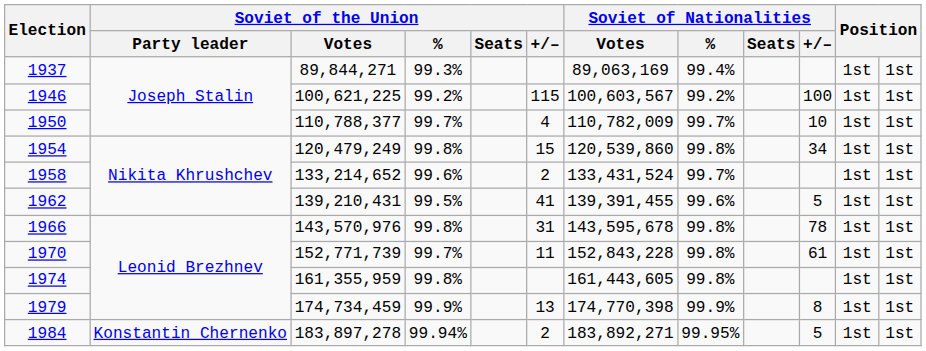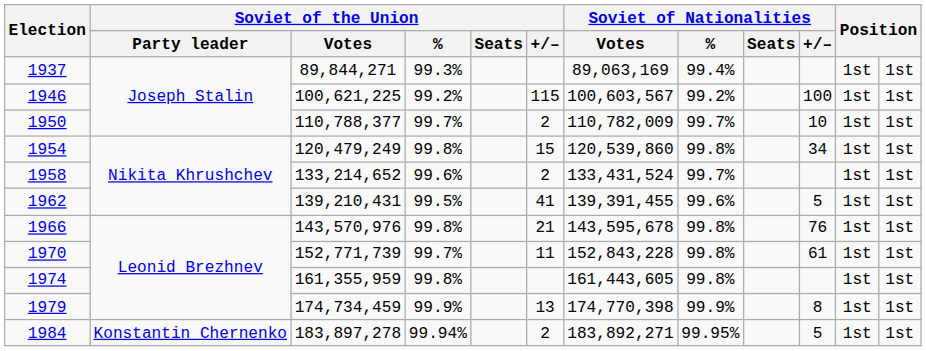(545, 123) 4 -> (545, 123) 2
(545, 228) 31 -> (545, 228) 21
(818, 228) 78 -> (818, 228) 76
